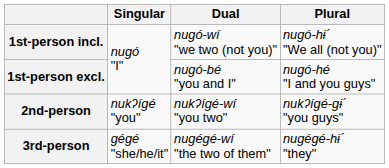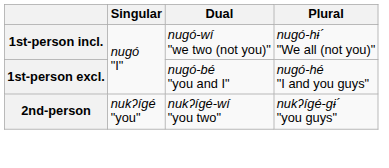- row: (56, 146)
